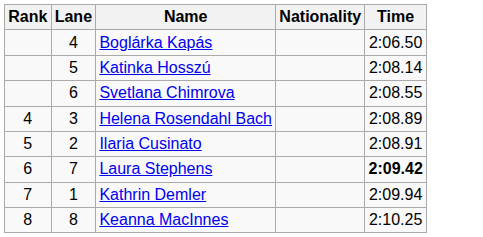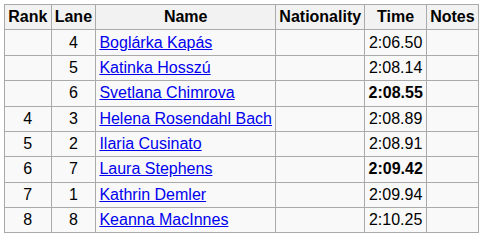+ column: (452, 17)
(396, 93) normal -> (396, 93) bold
